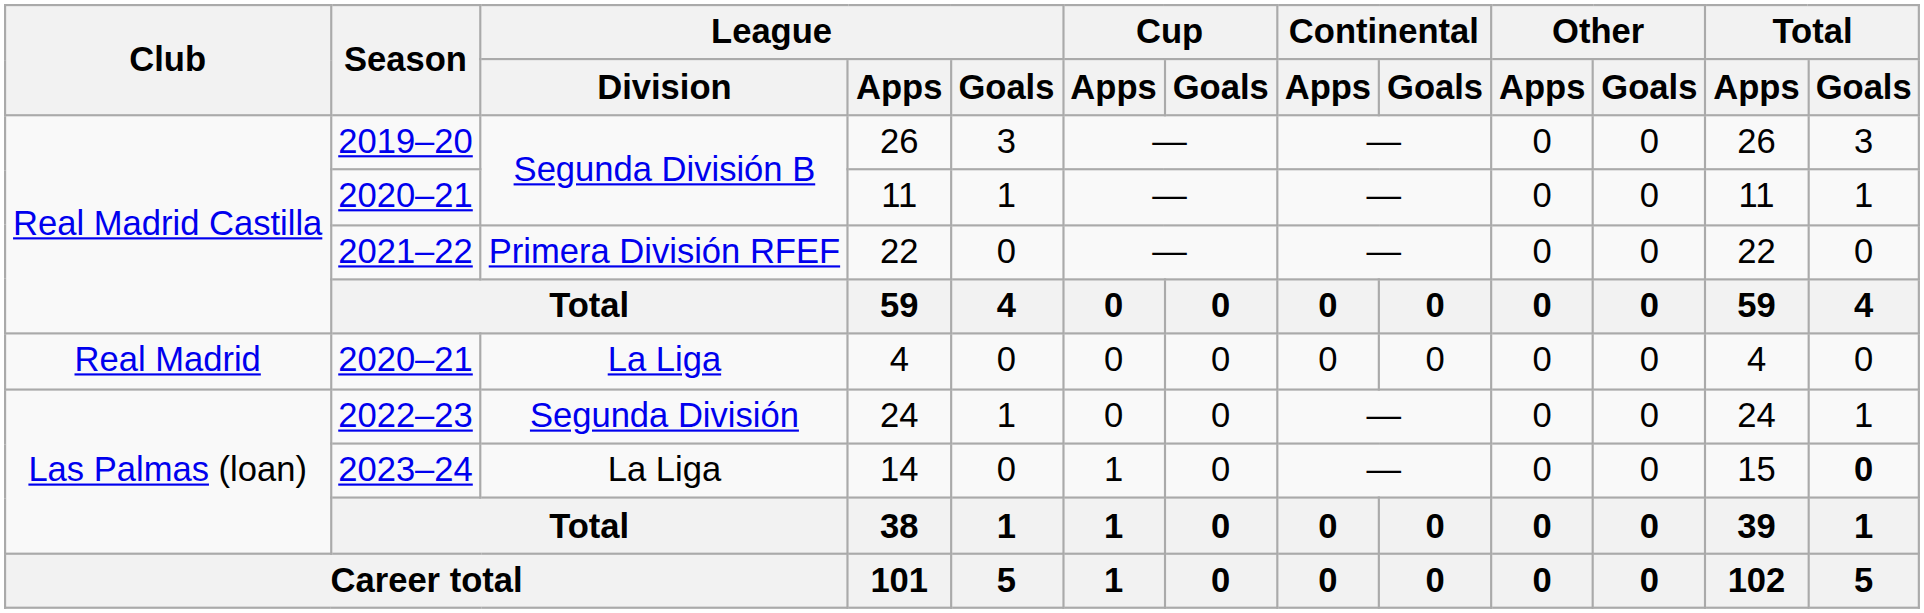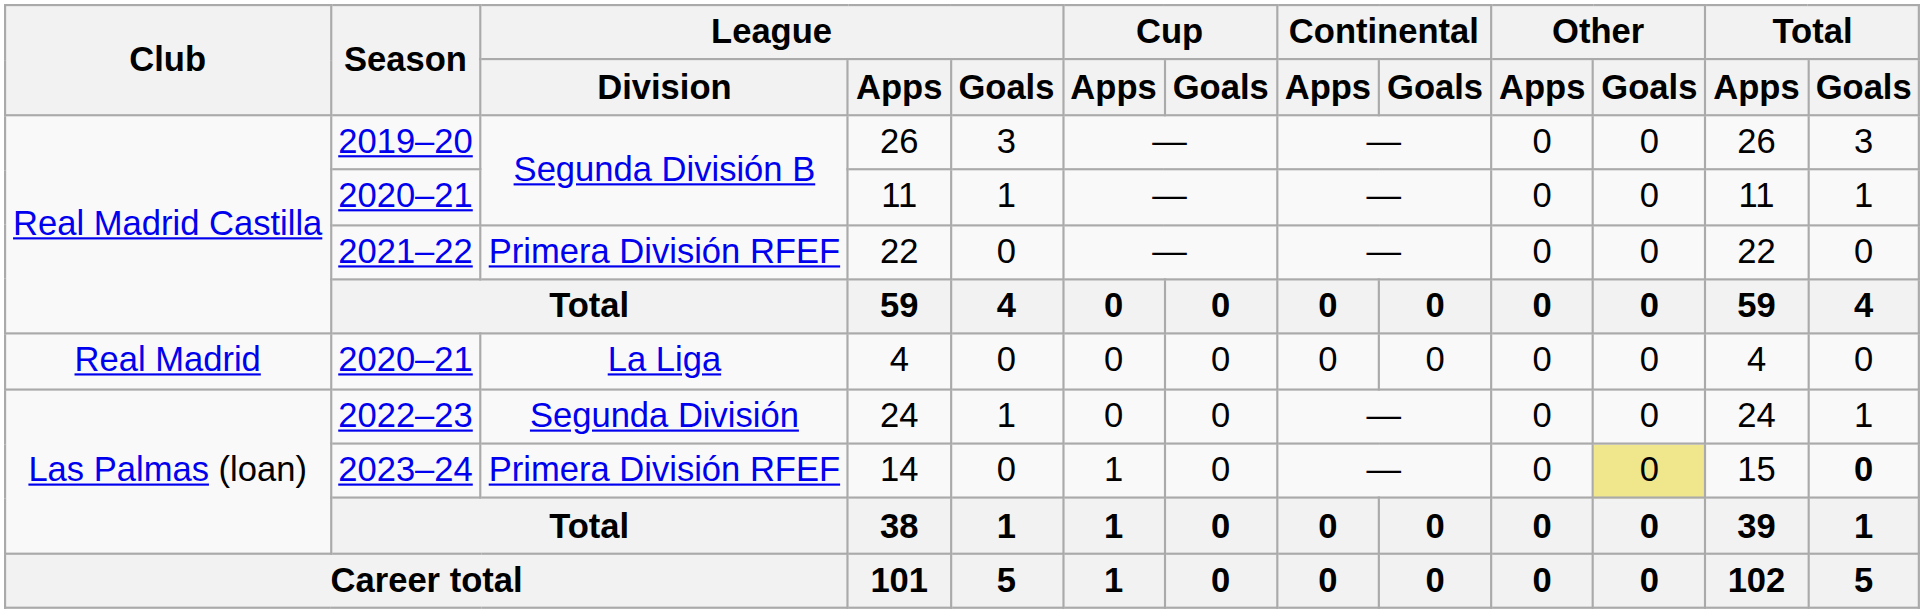(664, 470) La Liga -> (664, 470) Primera División RFEF
(1649, 470) no background -> (1649, 470) khaki background
